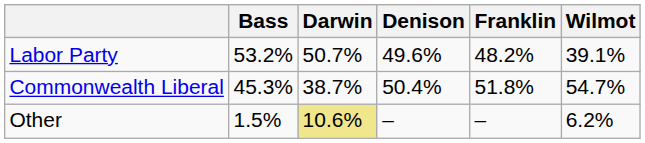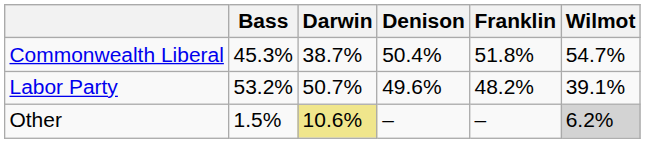rows swapped: (64, 54) <-> (117, 87)
(590, 120) no background -> (590, 120) lightgrey background
